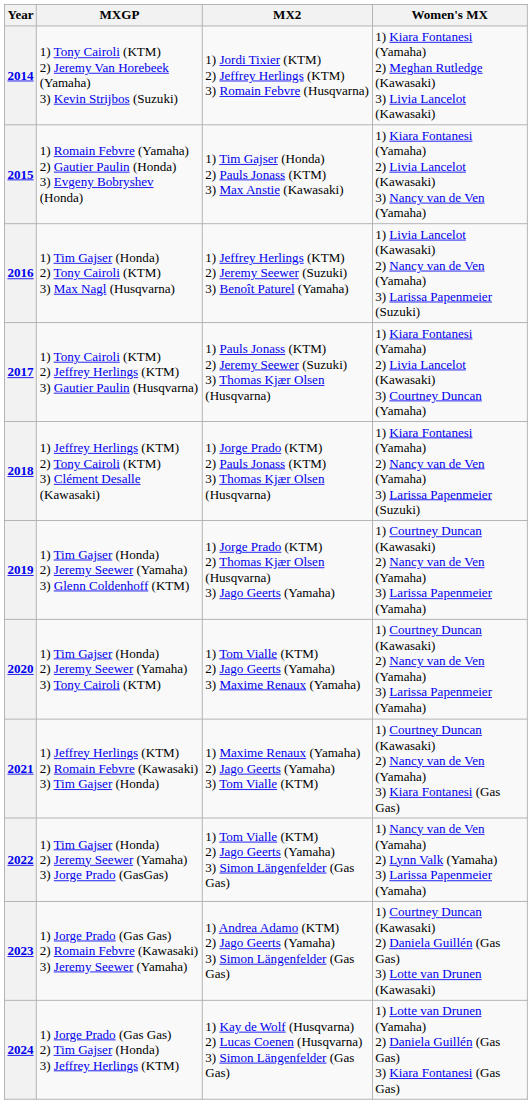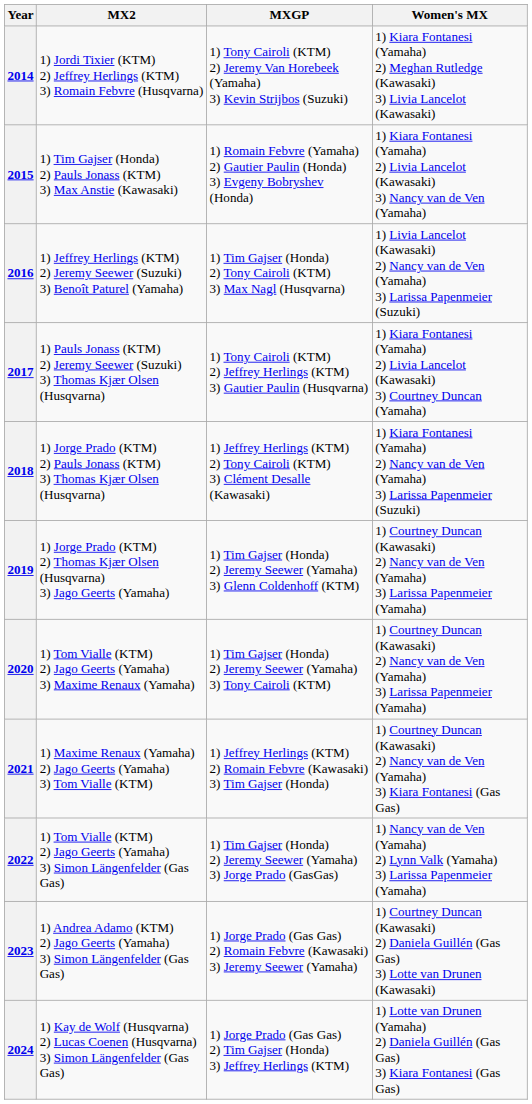columns swapped: (119, 15) <-> (287, 15)
